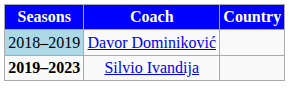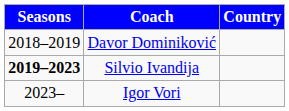(44, 42) lightblue background -> (44, 42) no background
+ row: (152, 93)
